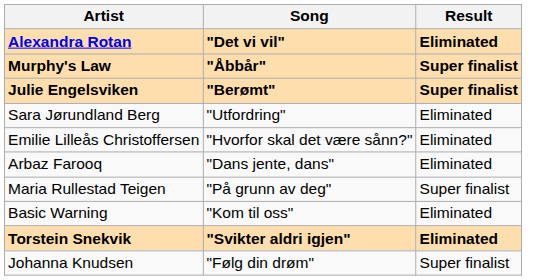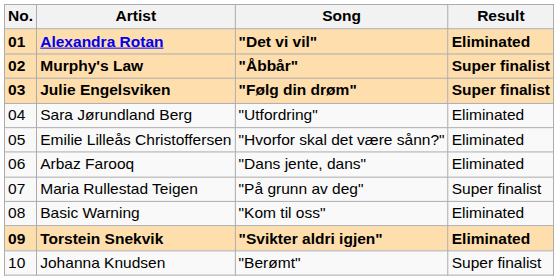+ column: (21, 16)
(241, 90) "Berømt" -> (298, 90) "Følg din drøm"
(260, 262) "Følg din drøm" -> (270, 262) "Berømt"
